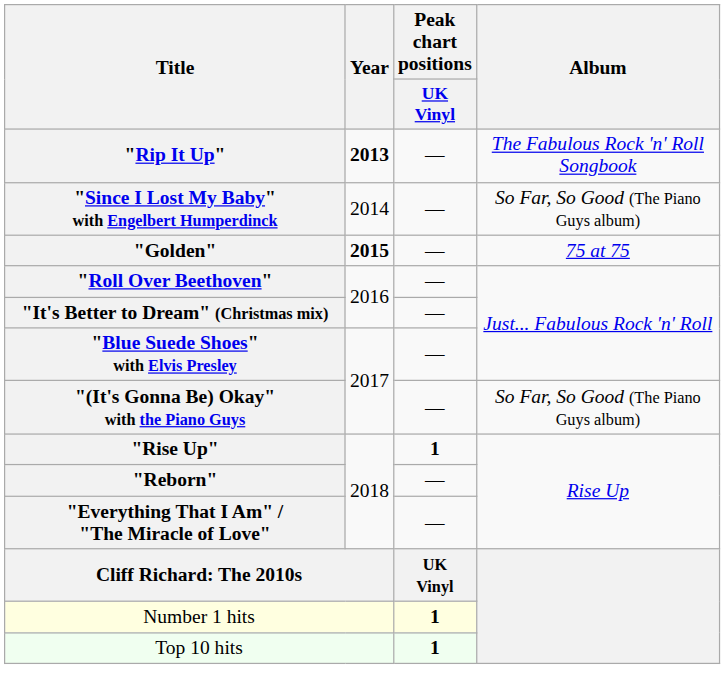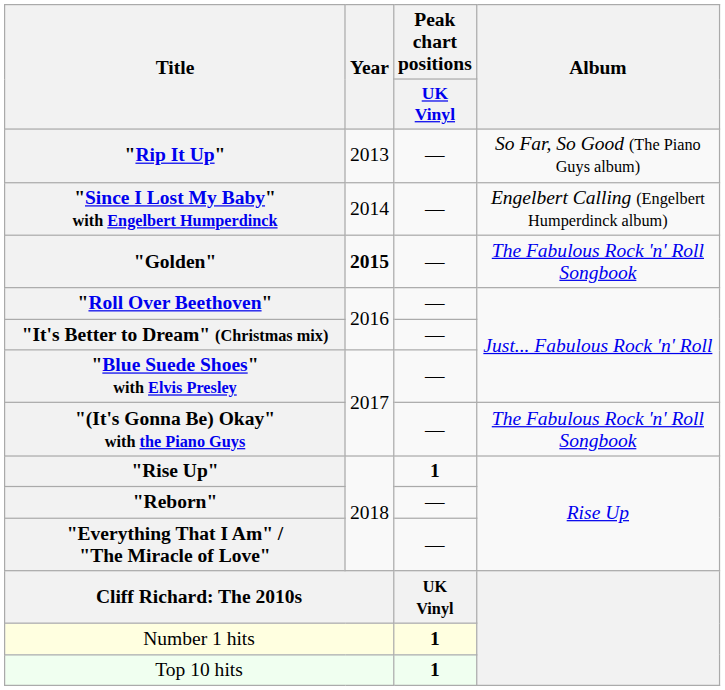(369, 155) bold -> (369, 155) normal
(598, 155) The Fabulous Rock 'n' Roll Songbook -> (598, 155) So Far, So Good (The Piano Guys album)
(598, 208) So Far, So Good (The Piano Guys album) -> (598, 208) Engelbert Calling (Engelbert Humperdinck album)
(598, 250) 75 at 75 -> (598, 261) The Fabulous Rock 'n' Roll Songbook
(598, 407) So Far, So Good (The Piano Guys album) -> (598, 429) The Fabulous Rock 'n' Roll Songbook
